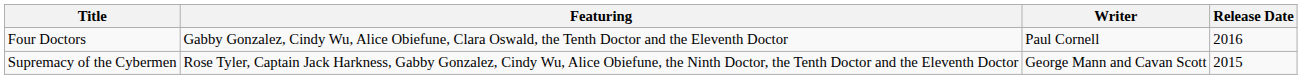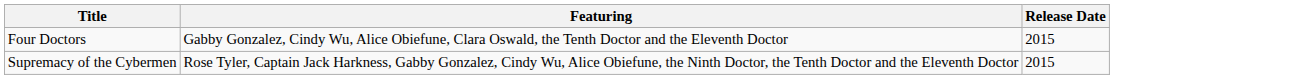- column: (1116, 16)
(1228, 39) 2016 -> (1040, 39) 2015
